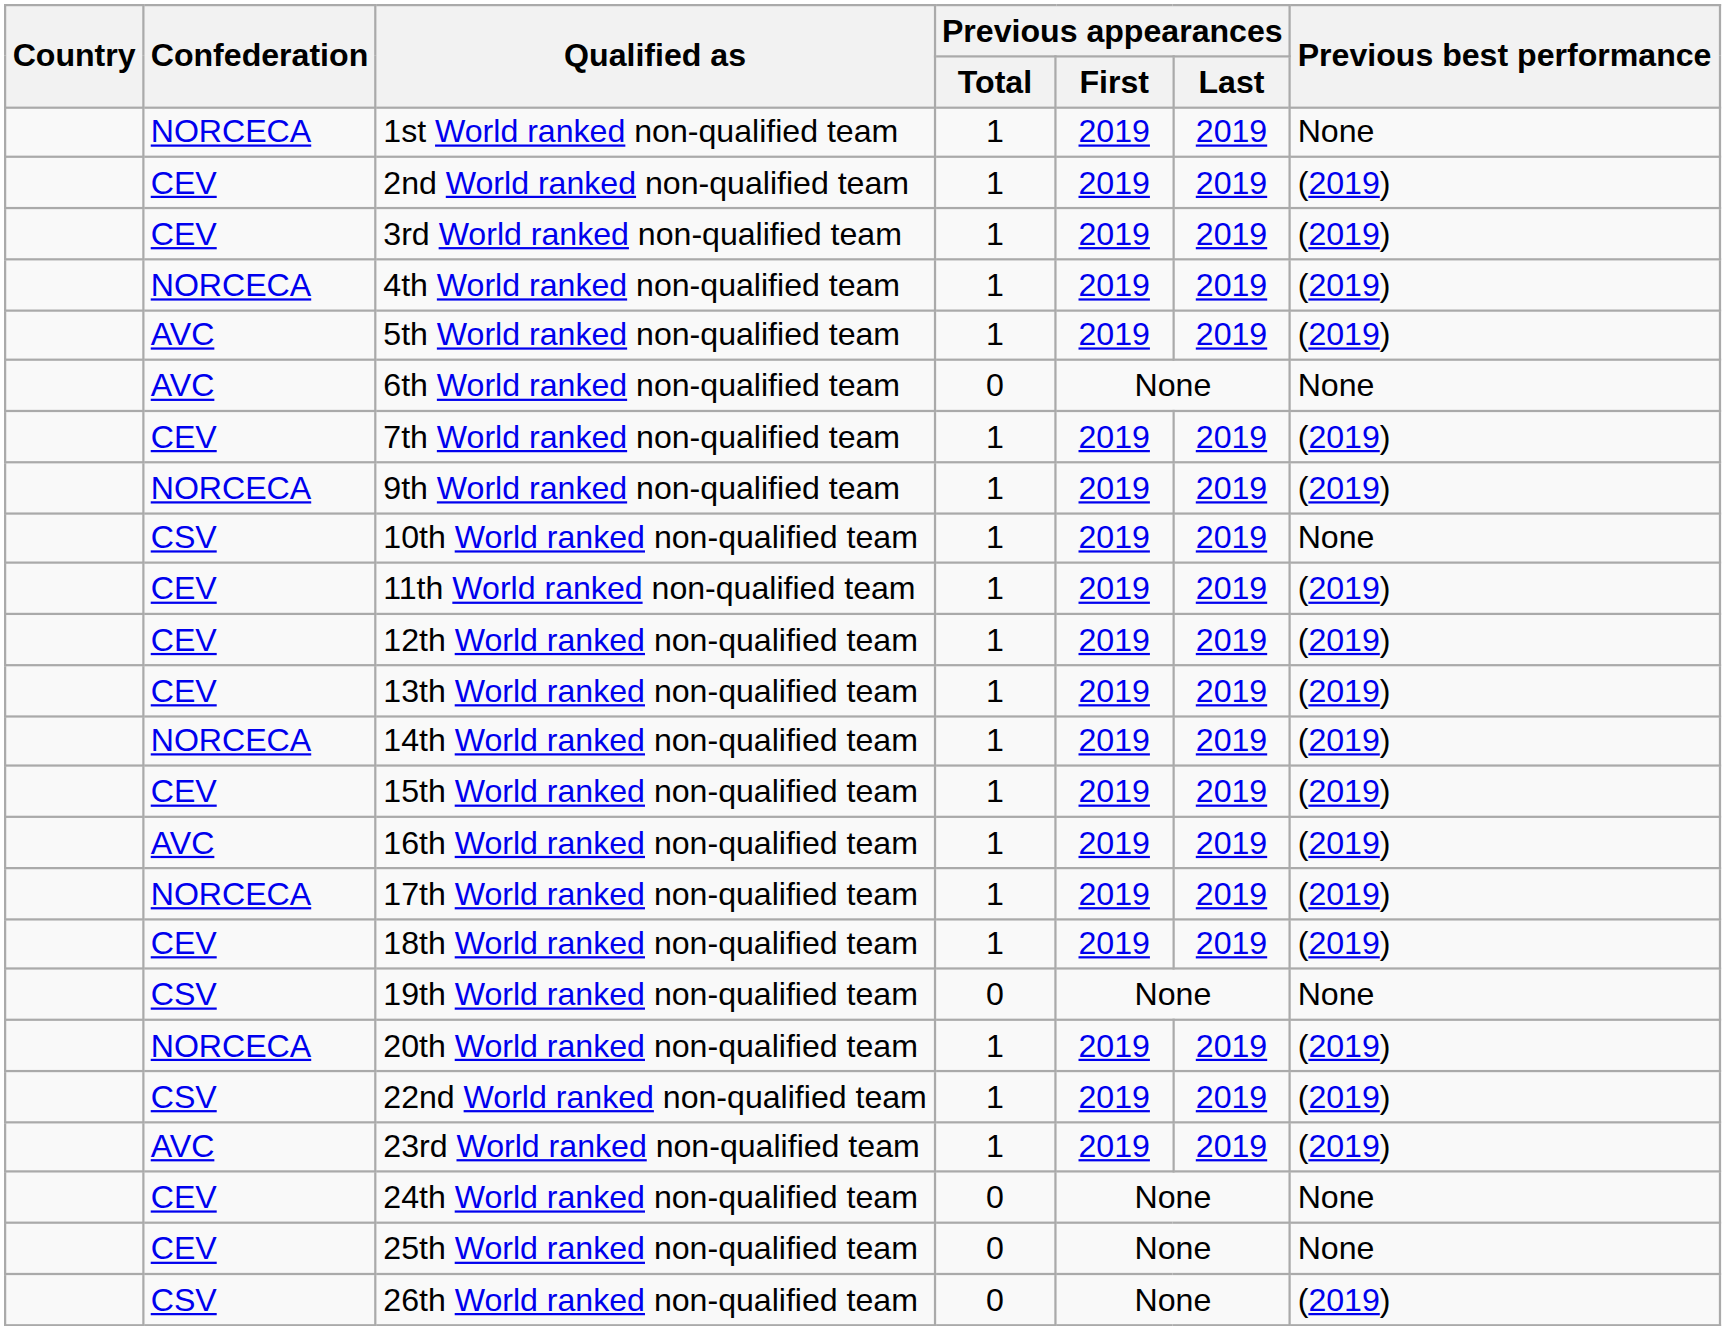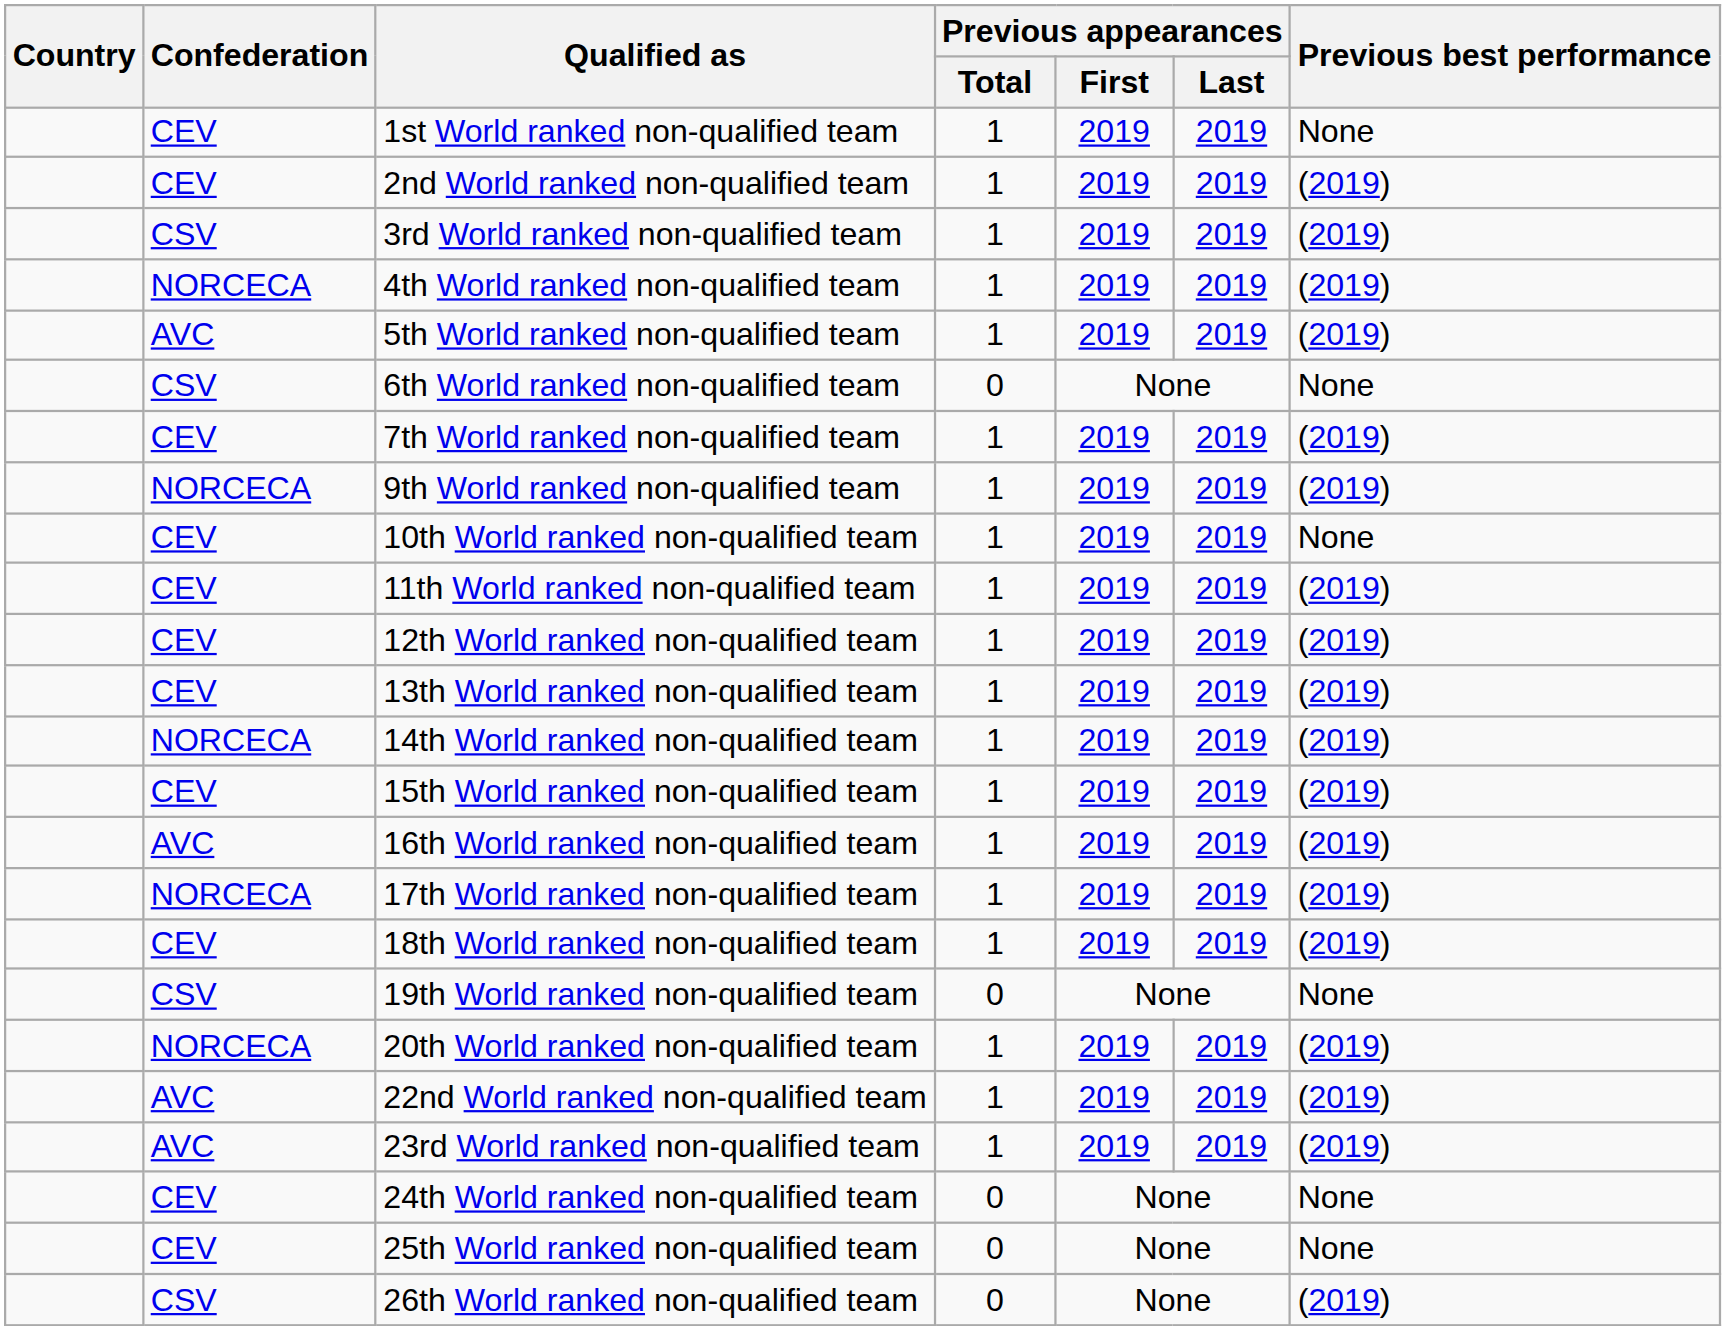(231, 132) NORCECA -> (184, 132) CEV
(184, 234) CEV -> (184, 234) CSV
(183, 386) AVC -> (184, 386) CSV
(184, 538) CSV -> (184, 538) CEV
(184, 1096) CSV -> (183, 1096) AVC
